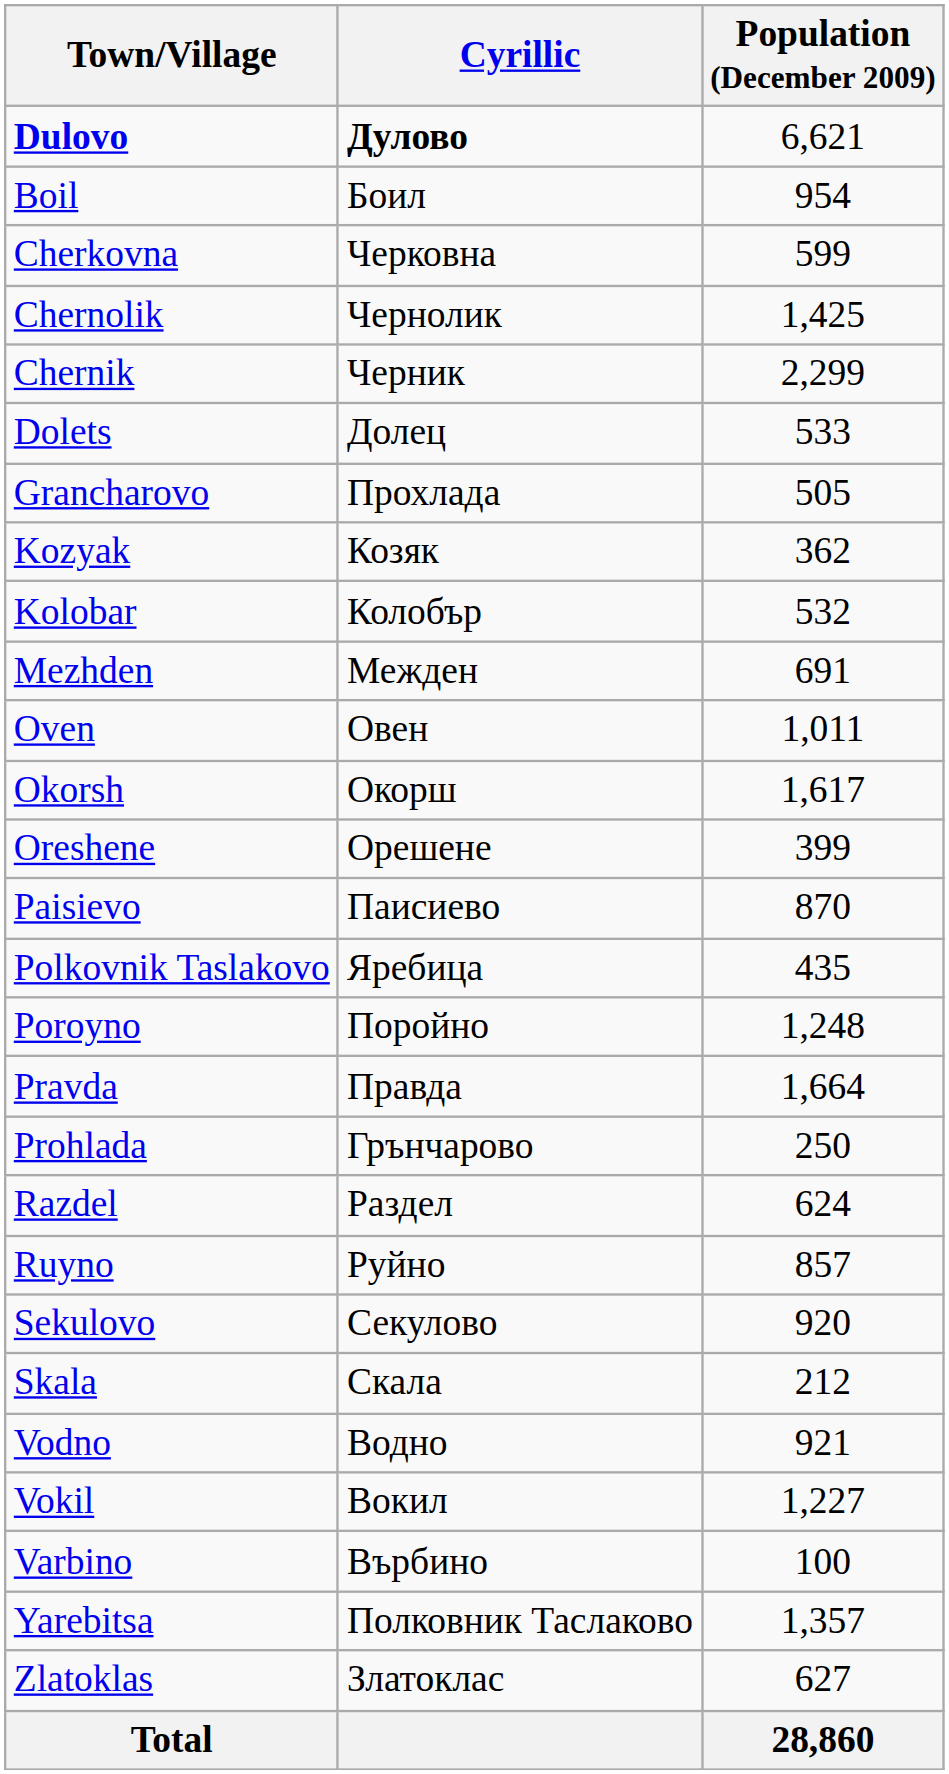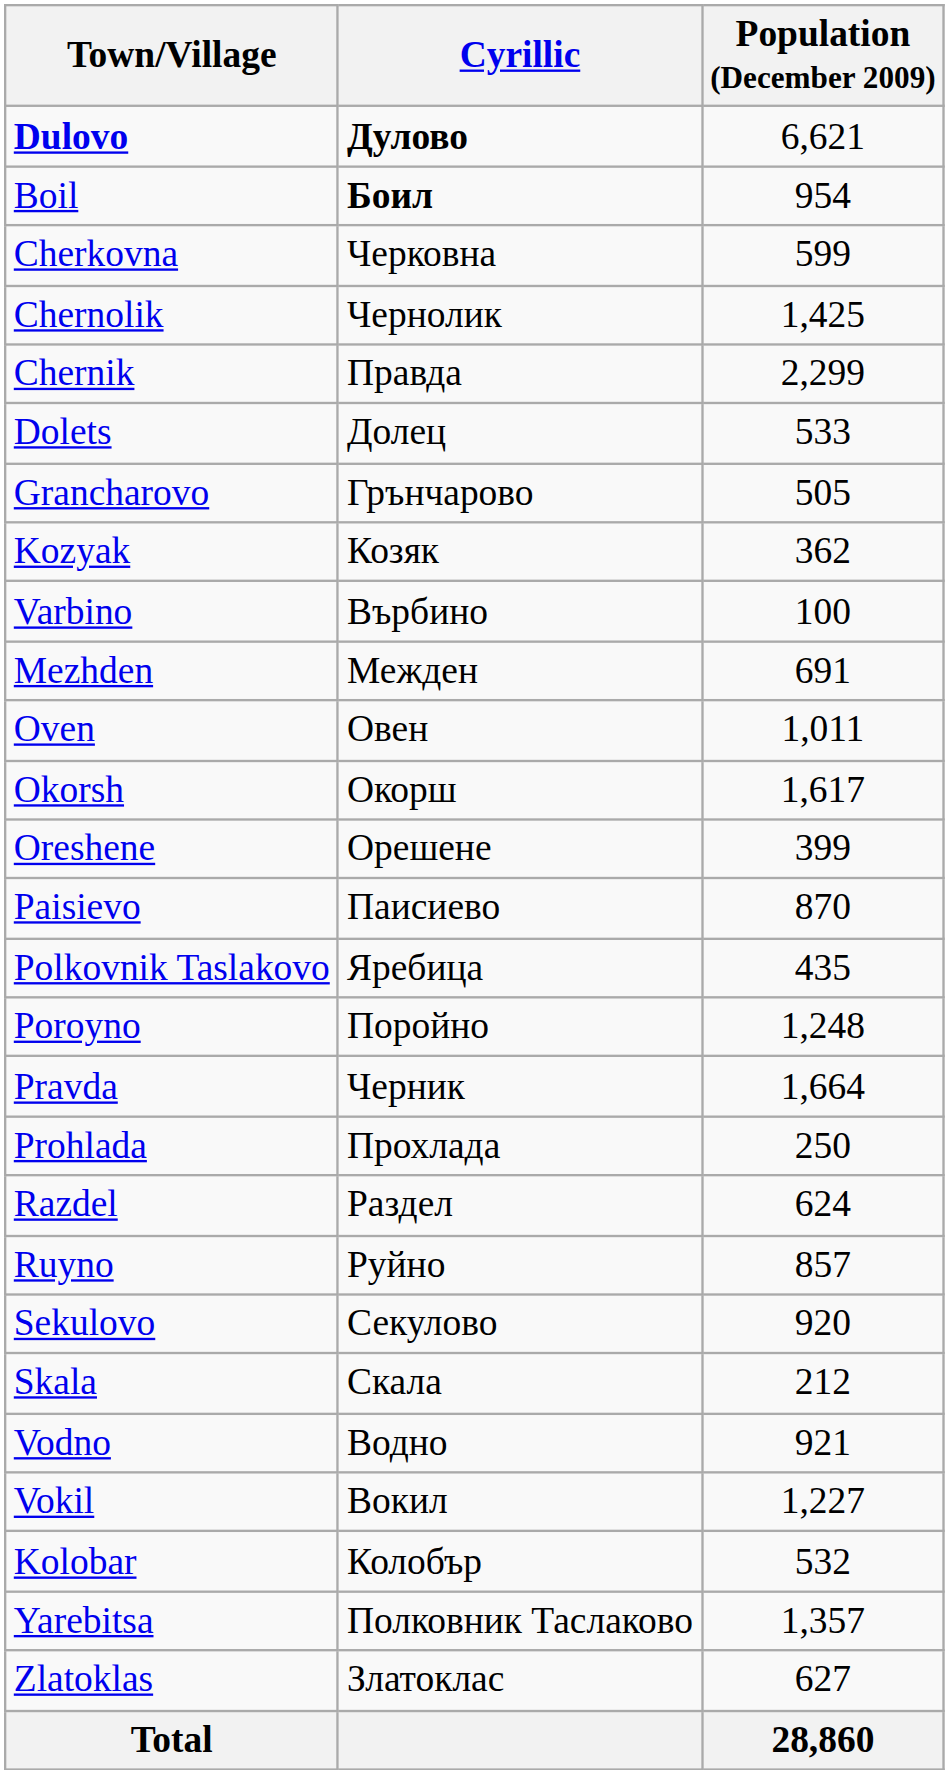(386, 195) normal -> (390, 195) bold
(406, 373) Черник -> (404, 373) Правда
(424, 491) Прохлада -> (440, 491) Грънчарово
rows swapped: (75, 610) <-> (73, 1560)
(404, 1085) Правда -> (406, 1085) Черник
(440, 1145) Грънчарово -> (424, 1145) Прохлада
